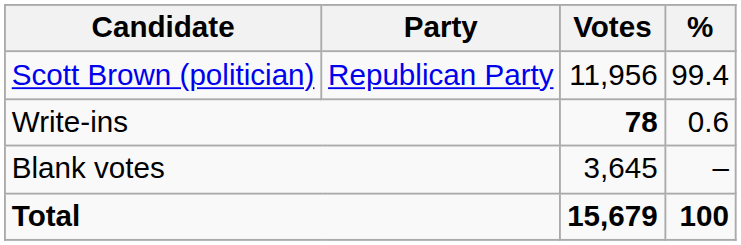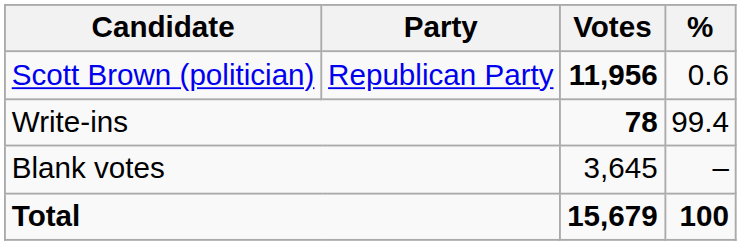(614, 74) normal -> (613, 74) bold
(700, 74) 99.4 -> (708, 74) 0.6
(708, 121) 0.6 -> (700, 121) 99.4
